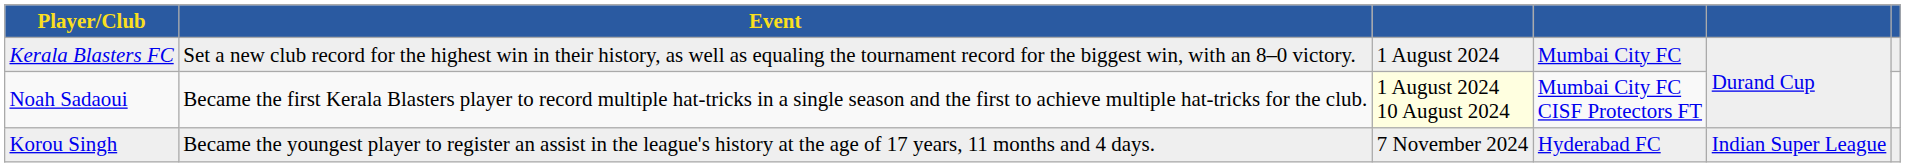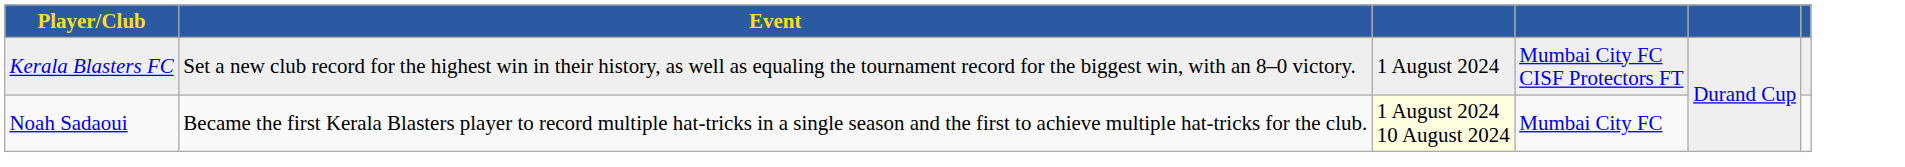(1609, 54) Mumbai City FC -> (1601, 66) Mumbai City FC CISF Protectors FT
(1620, 99) Mumbai City FC CISF Protectors FT -> (1591, 122) Mumbai City FC
- row: (63, 144)
